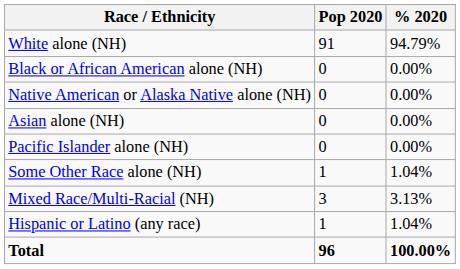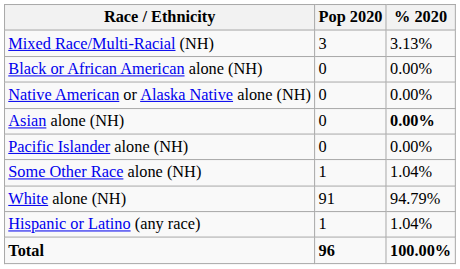rows swapped: (67, 43) <-> (111, 198)
(411, 120) normal -> (412, 120) bold
